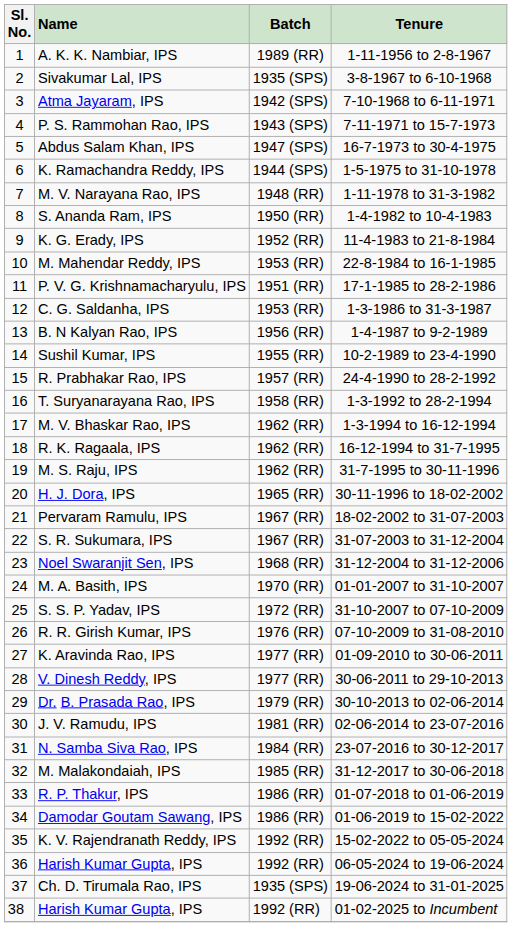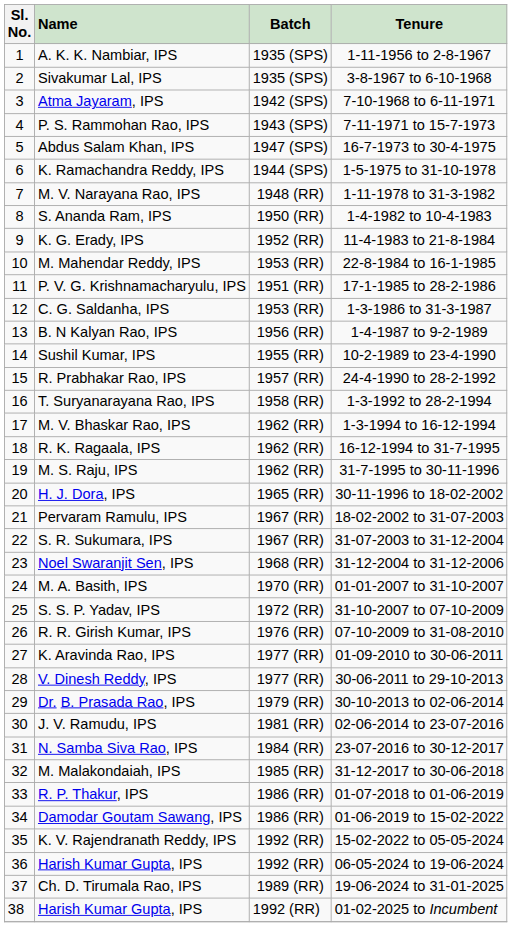(290, 55) 1989 (RR) -> (290, 55) 1935 (SPS)
(290, 886) 1935 (SPS) -> (290, 886) 1989 (RR)
